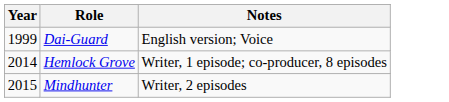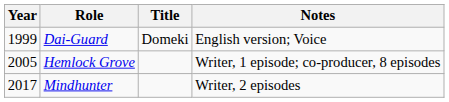+ column: (165, 16)
(22, 62) 2014 -> (22, 62) 2005
(22, 85) 2015 -> (22, 85) 2017
